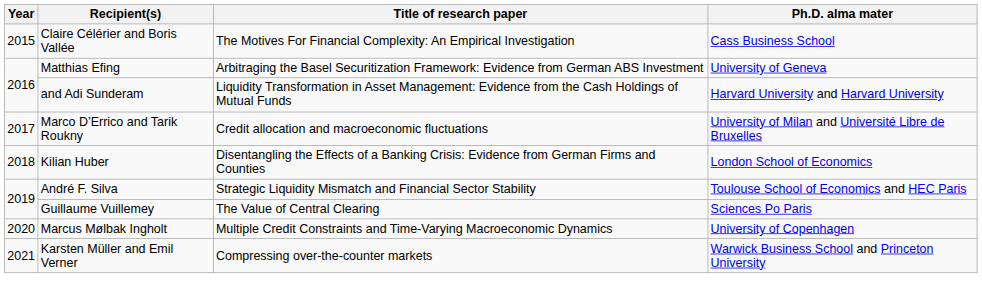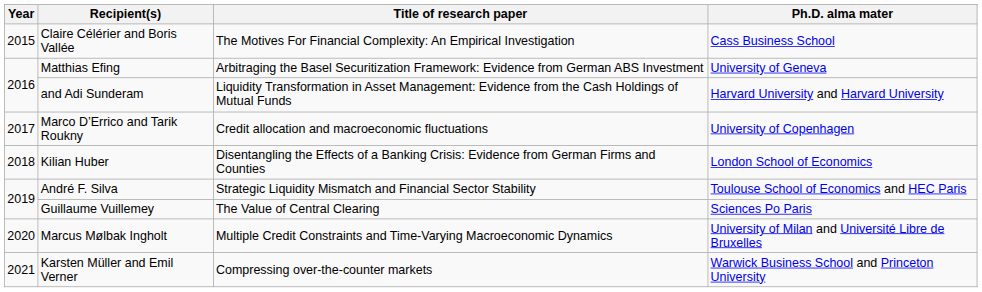(827, 128) University of Milan and Université Libre de Bruxelles -> (782, 128) University of Copenhagen
(782, 228) University of Copenhagen -> (827, 235) University of Milan and Université Libre de Bruxelles
